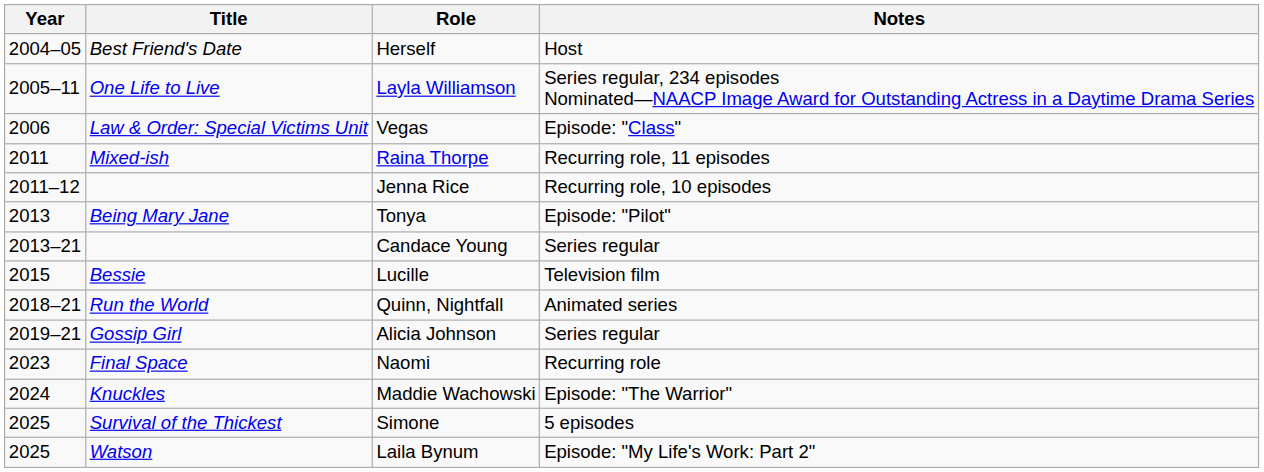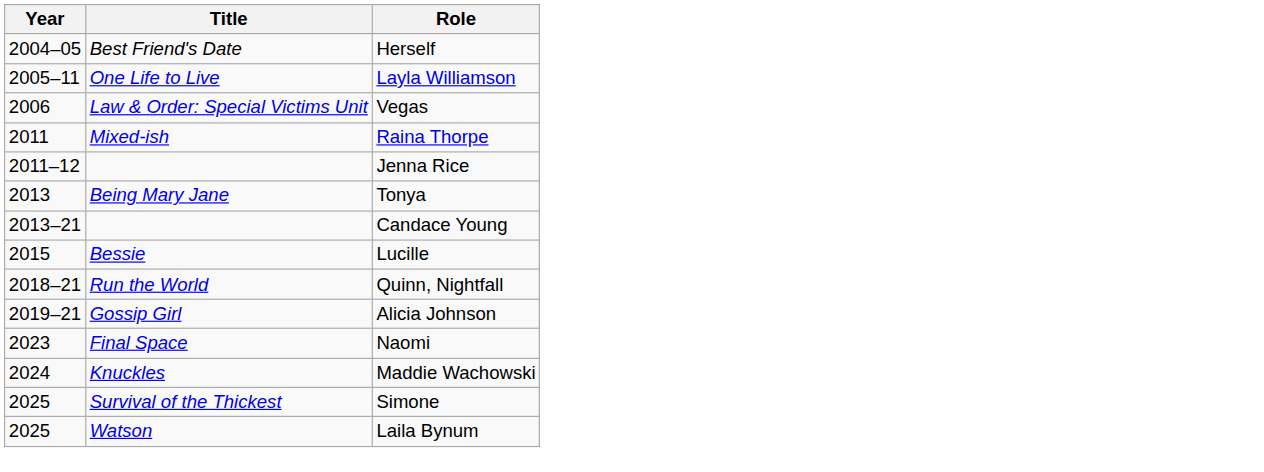- column: (899, 19)
